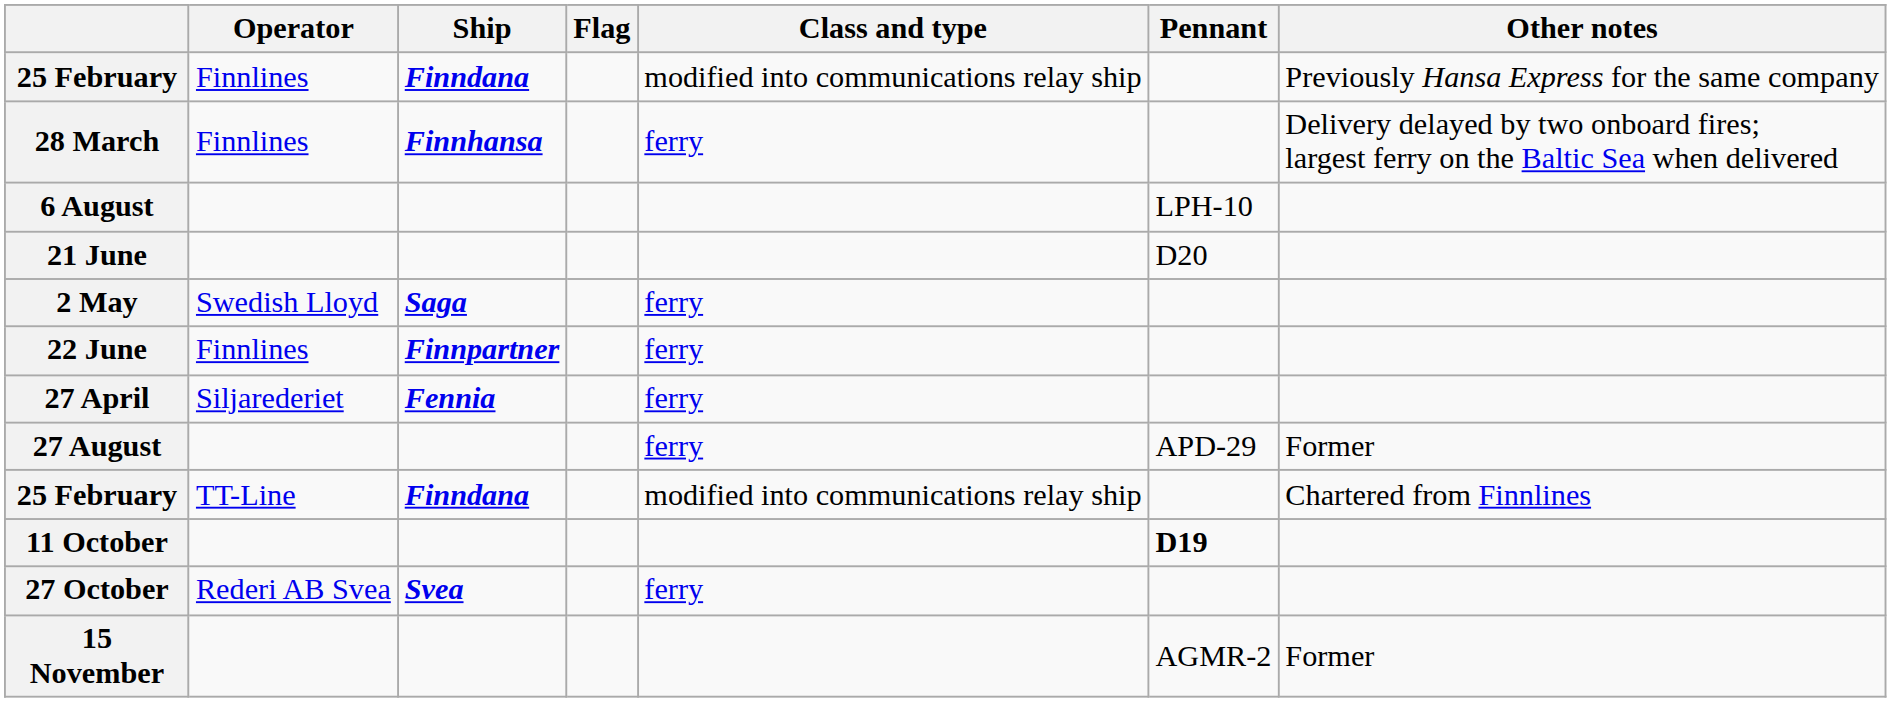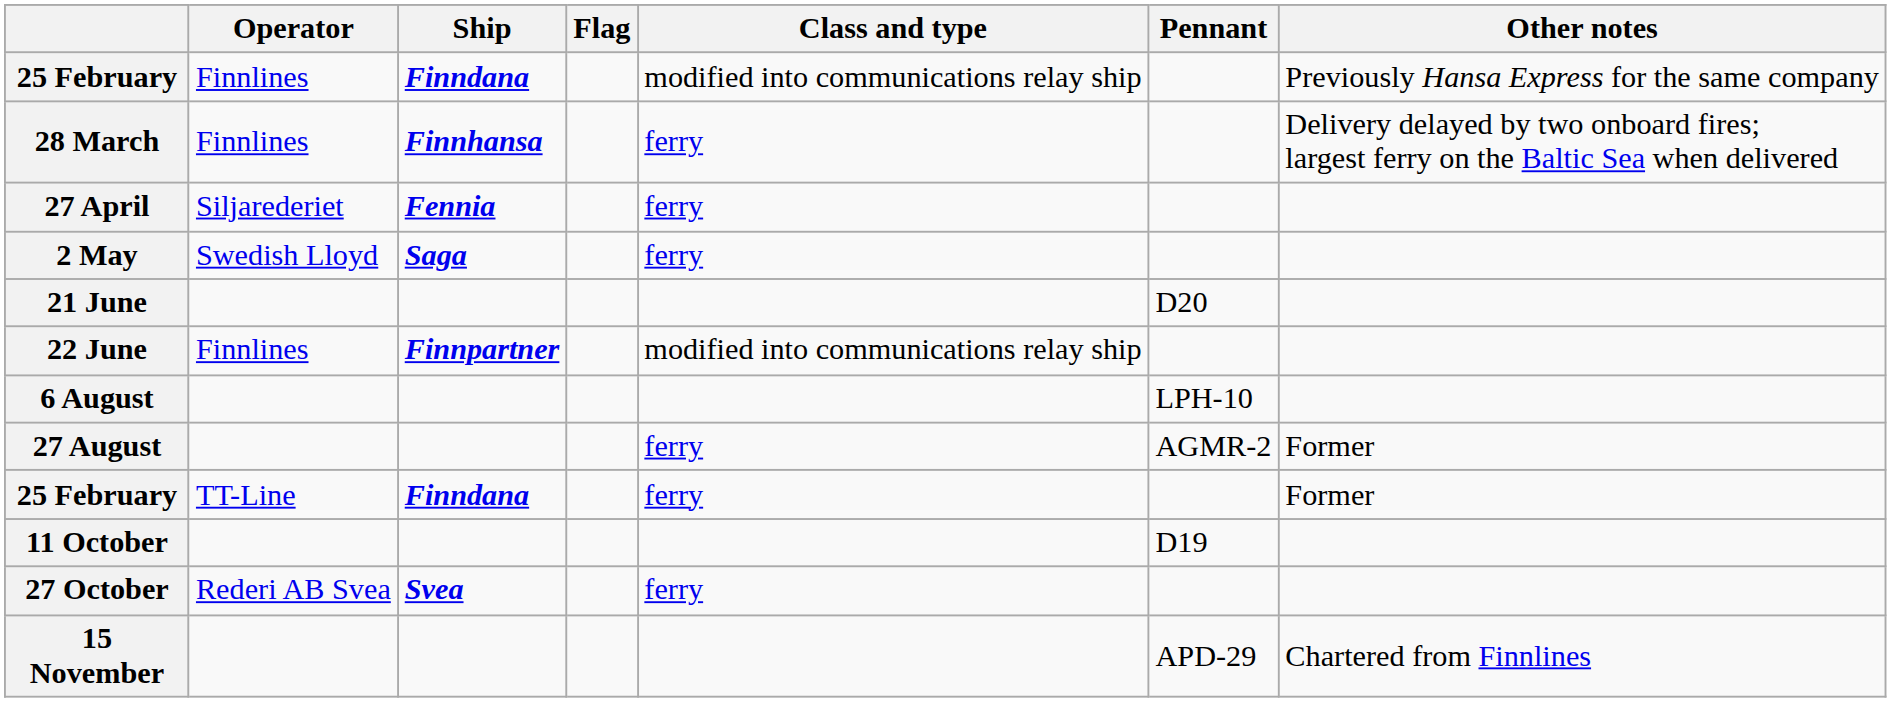rows swapped: (97, 398) <-> (97, 206)
rows swapped: (97, 302) <-> (97, 254)
(674, 350) ferry -> (893, 350) modified into communications relay ship
(1206, 446) APD-29 -> (1213, 446) AGMR-2
(893, 494) modified into communications relay ship -> (674, 494) ferry
(1438, 494) Chartered from Finnlines -> (1330, 494) Former
(1182, 542) bold -> (1182, 542) normal
(1213, 655) AGMR-2 -> (1206, 655) APD-29
(1330, 655) Former -> (1438, 655) Chartered from Finnlines
